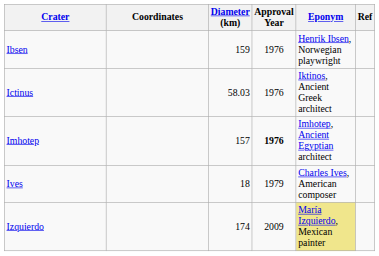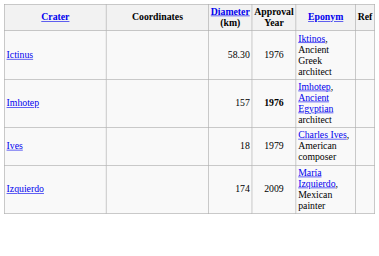- row: (17, 49)
(239, 92) 58.03 -> (239, 55) 58.30
(318, 226) khaki background -> (318, 189) no background
